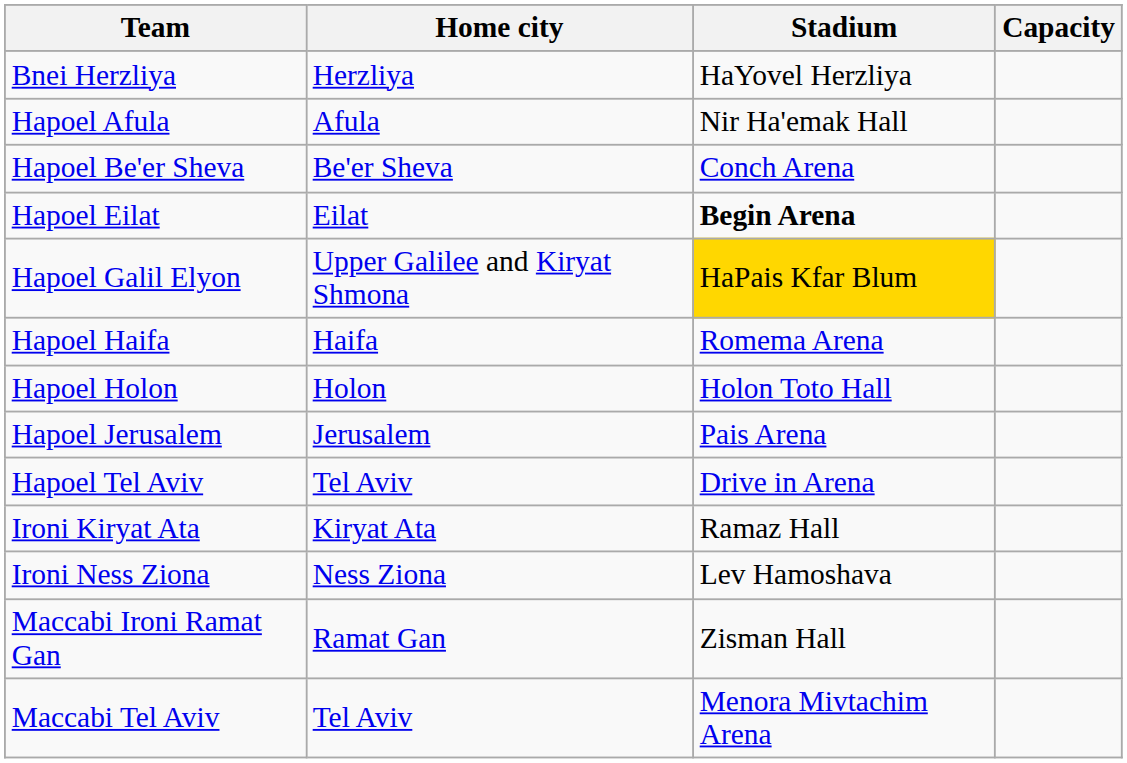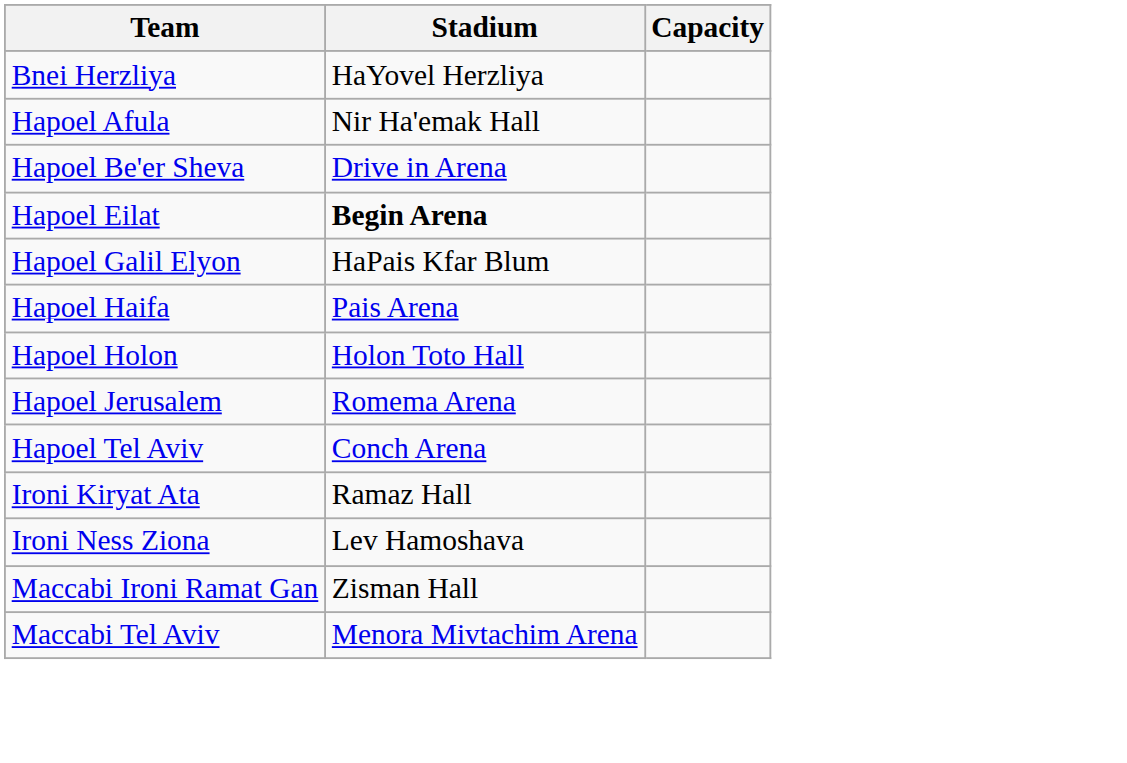- column: (499, 27)
(777, 167) Conch Arena -> (419, 167) Drive in Arena
(808, 277) gold background -> (441, 261) no background
(792, 341) Romema Arena -> (395, 307) Pais Arena
(763, 434) Pais Arena -> (424, 401) Romema Arena
(787, 481) Drive in Arena -> (409, 448) Conch Arena
